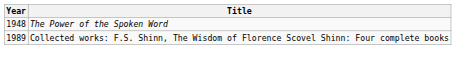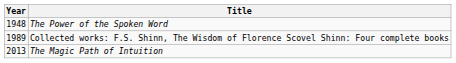+ row: (96, 51)
